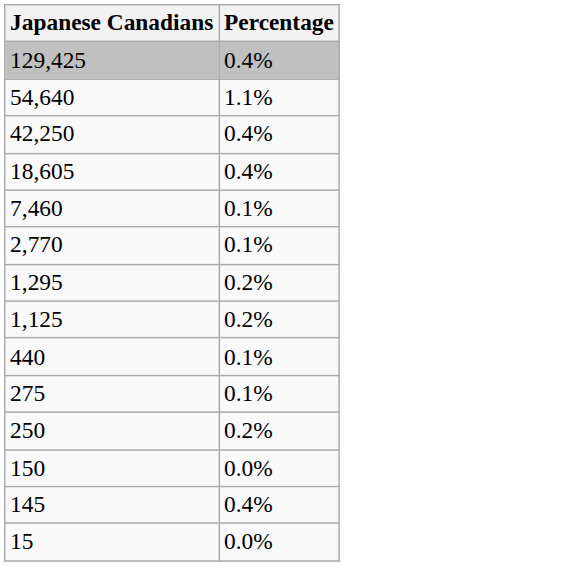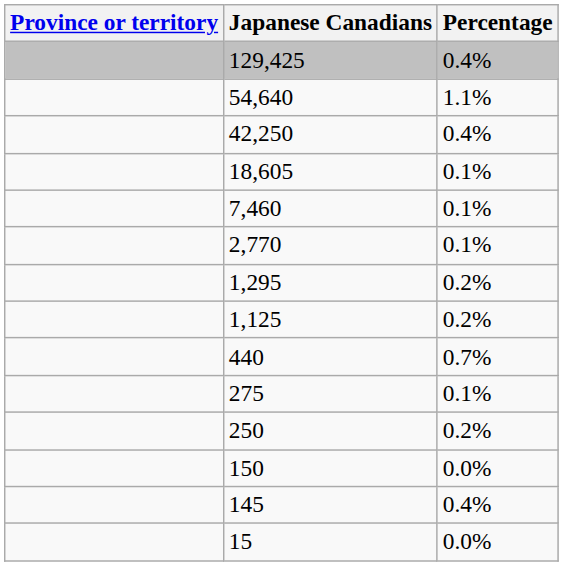+ column: (114, 23)
(248, 171) 0.4% -> (467, 171) 0.1%
(248, 356) 0.1% -> (467, 356) 0.7%
